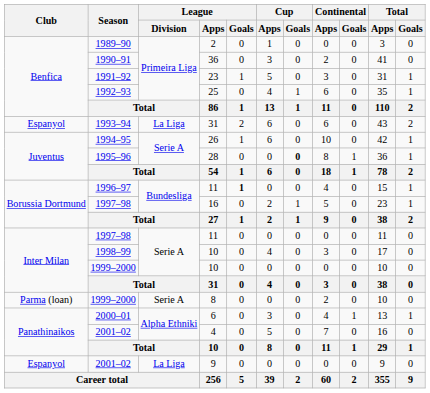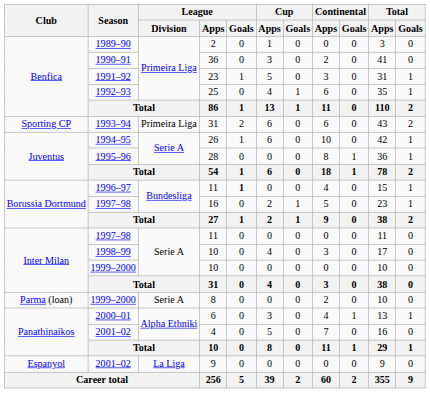(46, 124) Espanyol -> (46, 124) Sporting CP
(169, 124) La Liga -> (169, 124) Primeira Liga
(298, 156) bold -> (298, 156) normal
